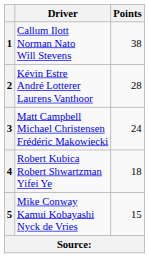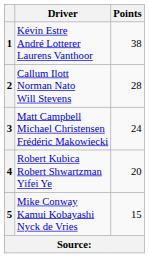(46, 43) Callum Ilott Norman Nato Will Stevens -> (55, 43) Kévin Estre André Lotterer Laurens Vanthoor
(55, 86) Kévin Estre André Lotterer Laurens Vanthoor -> (46, 86) Callum Ilott Norman Nato Will Stevens
(136, 171) 18 -> (136, 171) 20
